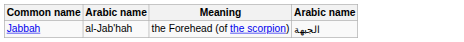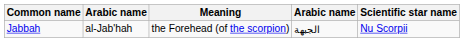+ column: (409, 12)
